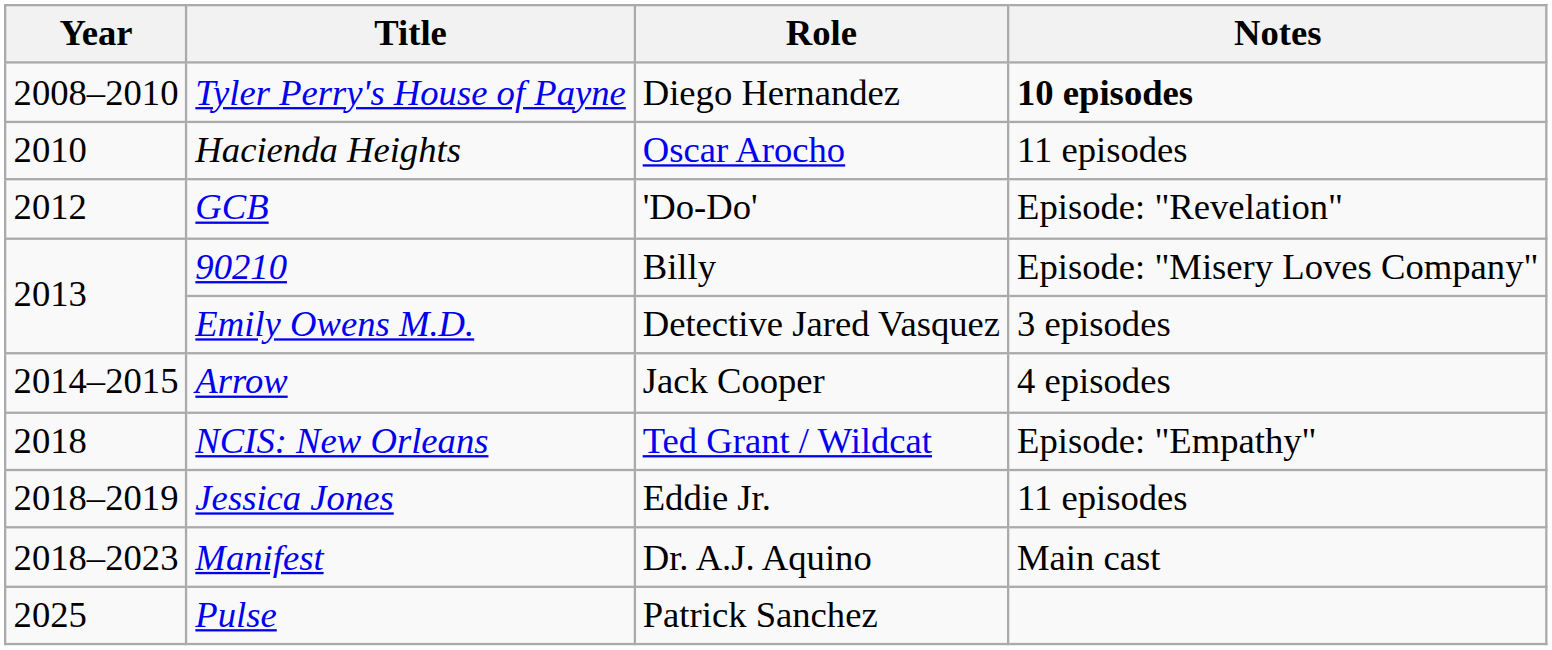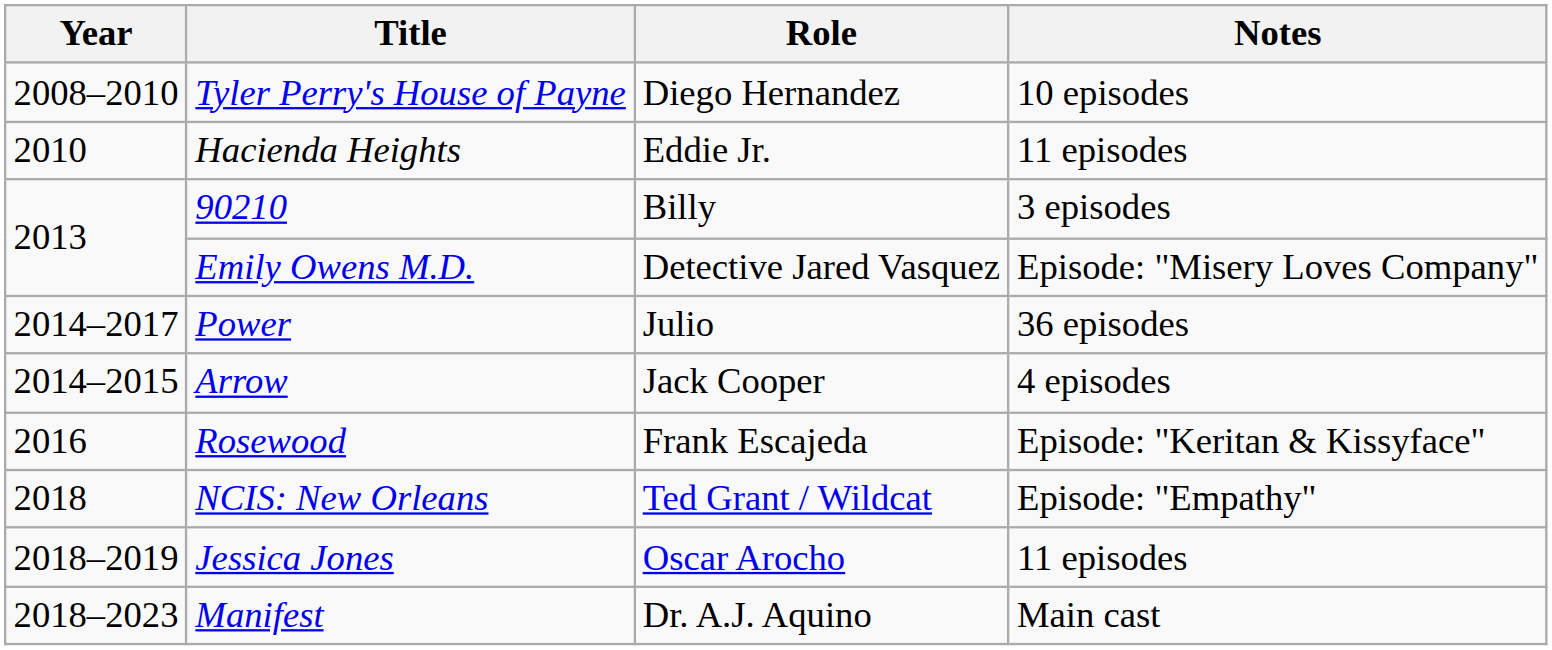(1105, 91) bold -> (1103, 91) normal
(744, 149) Oscar Arocho -> (707, 149) Eddie Jr.
- row: (232, 207)
(1278, 265) Episode: "Misery Loves Company" -> (1094, 207) 3 episodes
(1094, 324) 3 episodes -> (1278, 265) Episode: "Misery Loves Company"
+ row: (243, 324)
+ row: (271, 440)
(707, 498) Eddie Jr. -> (744, 556) Oscar Arocho
- row: (236, 614)
